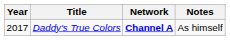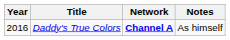(17, 27) 2017 -> (17, 27) 2016
